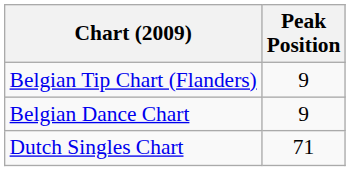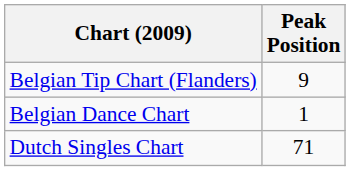(304, 113) 9 -> (304, 113) 1
